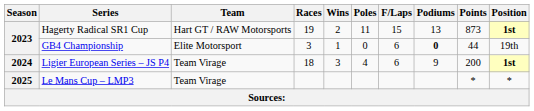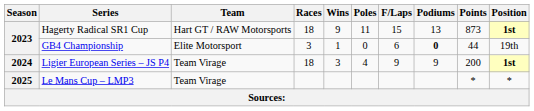(309, 30) 19 -> (309, 30) 18
(338, 30) 2 -> (338, 30) 9
(397, 63) 6 -> (397, 63) 9
